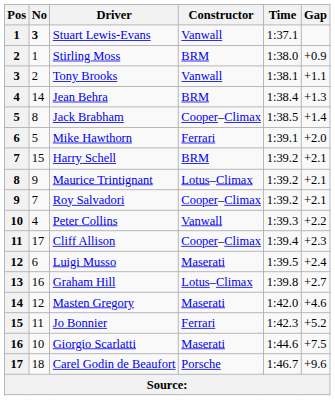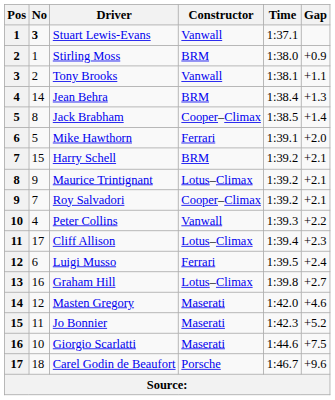(221, 241) Cooper–Climax -> (217, 241) Lotus–Climax
(203, 261) Maserati -> (198, 261) Ferrari
(198, 323) Ferrari -> (203, 323) Maserati
